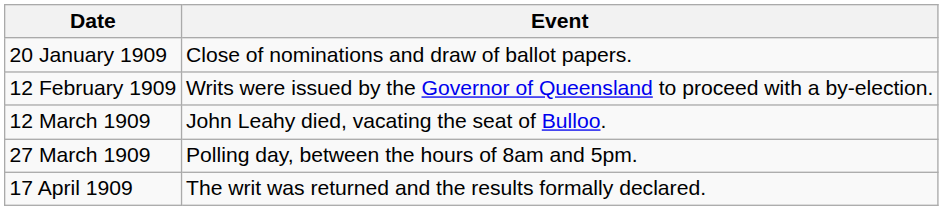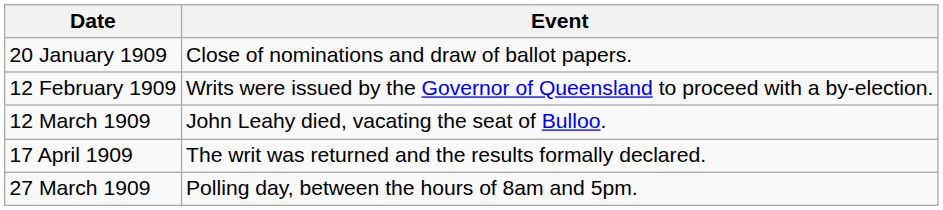rows swapped: (80, 155) <-> (71, 188)
